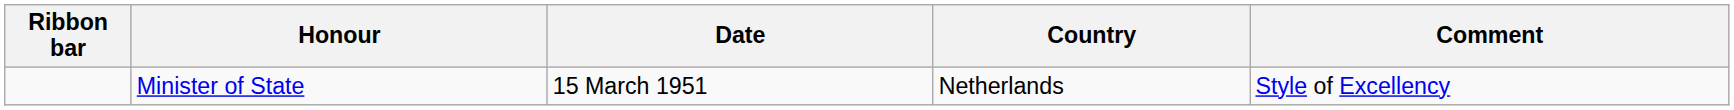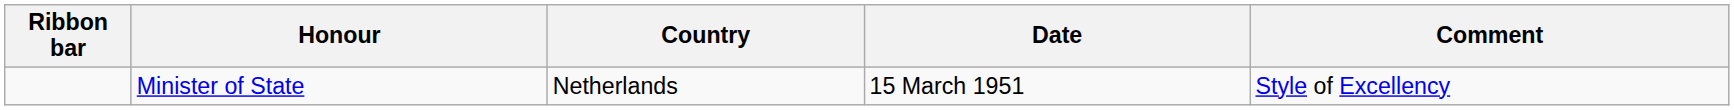columns swapped: (1092, 35) <-> (740, 35)
